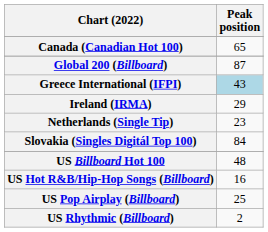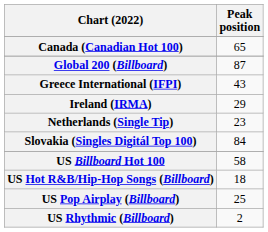(240, 84) lightblue background -> (240, 84) no background
(240, 160) 48 -> (240, 160) 58
(240, 179) 16 -> (240, 179) 18
